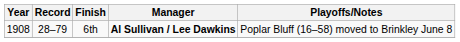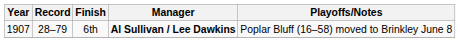(18, 29) 1908 -> (18, 29) 1907
